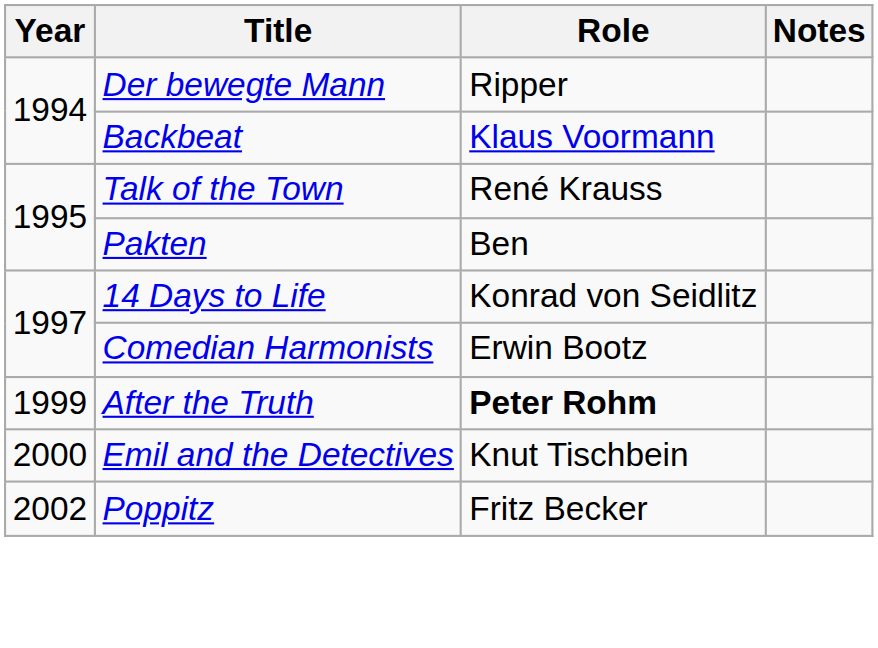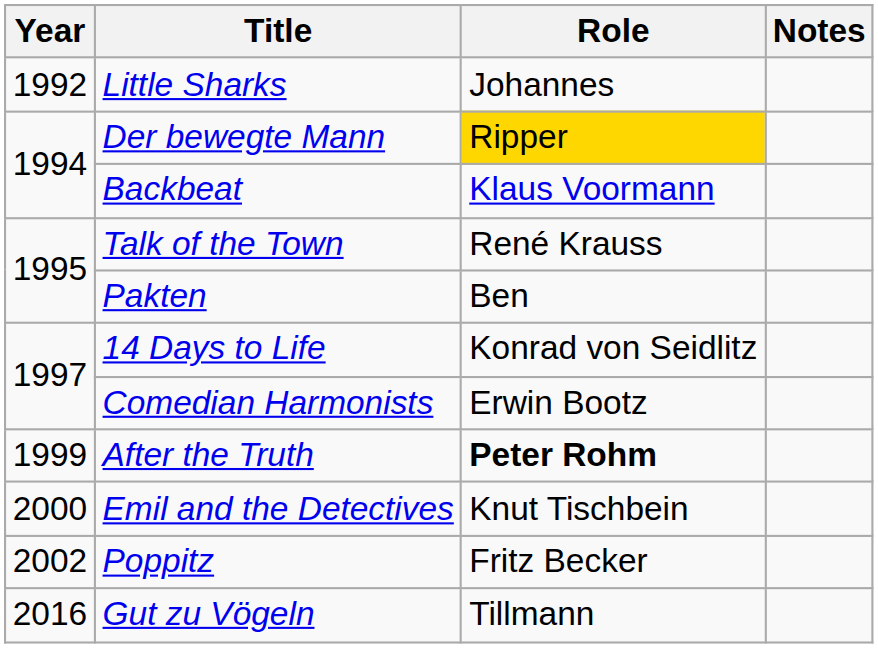+ row: (195, 84)
(519, 84) no background -> (519, 137) gold background
+ row: (209, 614)
